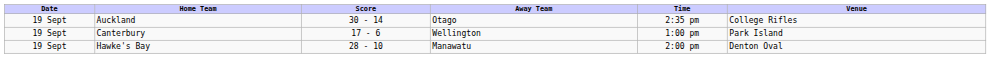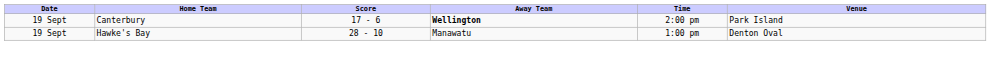- row: (116, 20)
(457, 34) normal -> (457, 20) bold
(682, 34) 1:00 pm -> (682, 20) 2:00 pm
(682, 47) 2:00 pm -> (682, 34) 1:00 pm
